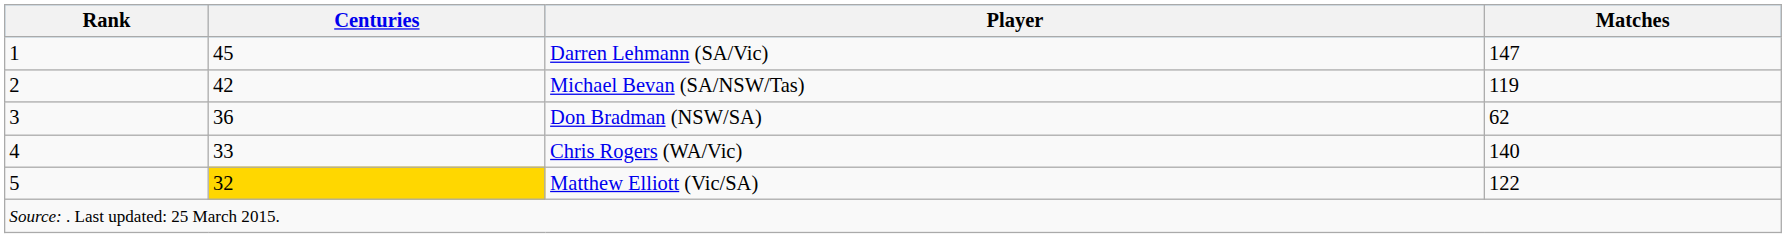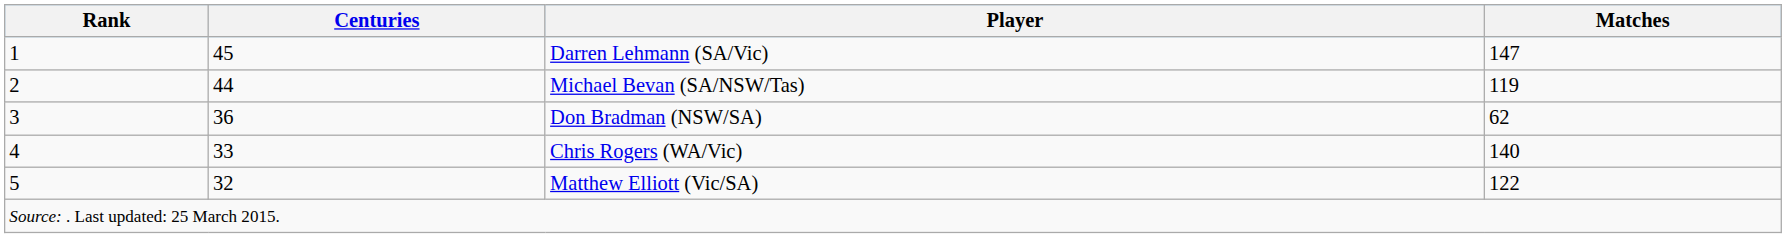(223, 85) 42 -> (223, 85) 44
(223, 183) gold background -> (223, 183) no background
